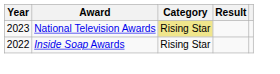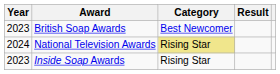+ row: (80, 28)
(18, 28) 2023 -> (18, 45) 2024
(18, 45) 2022 -> (18, 61) 2023
